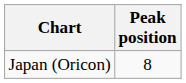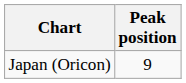(148, 64) 8 -> (148, 64) 9
